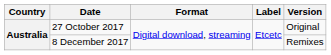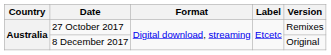(303, 27) Original -> (305, 27) Remixes
(305, 42) Remixes -> (303, 42) Original
